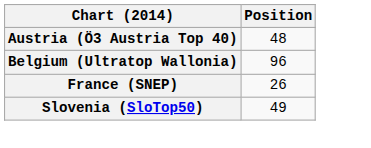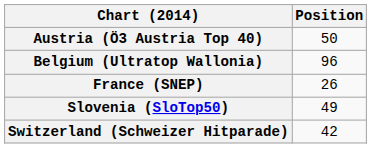(278, 39) 48 -> (329, 39) 50
+ row: (148, 132)
